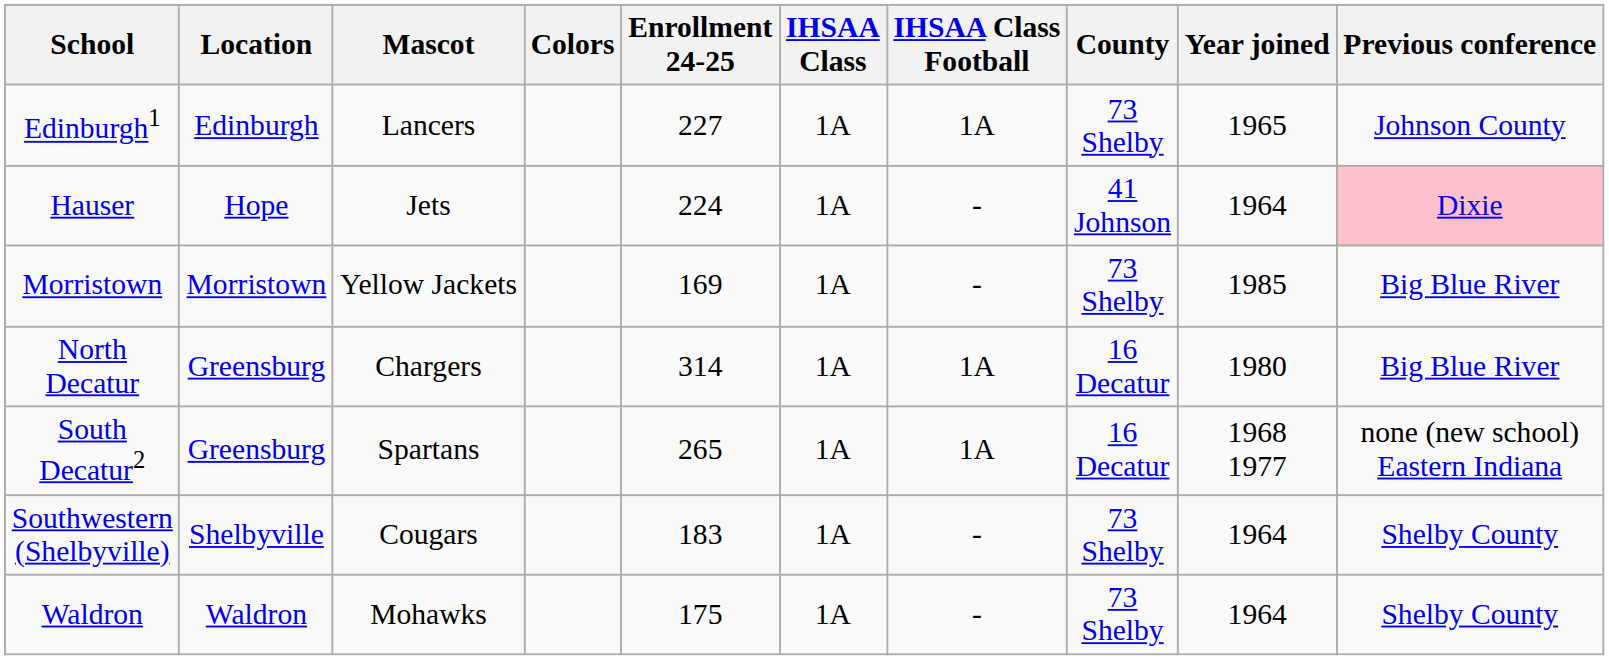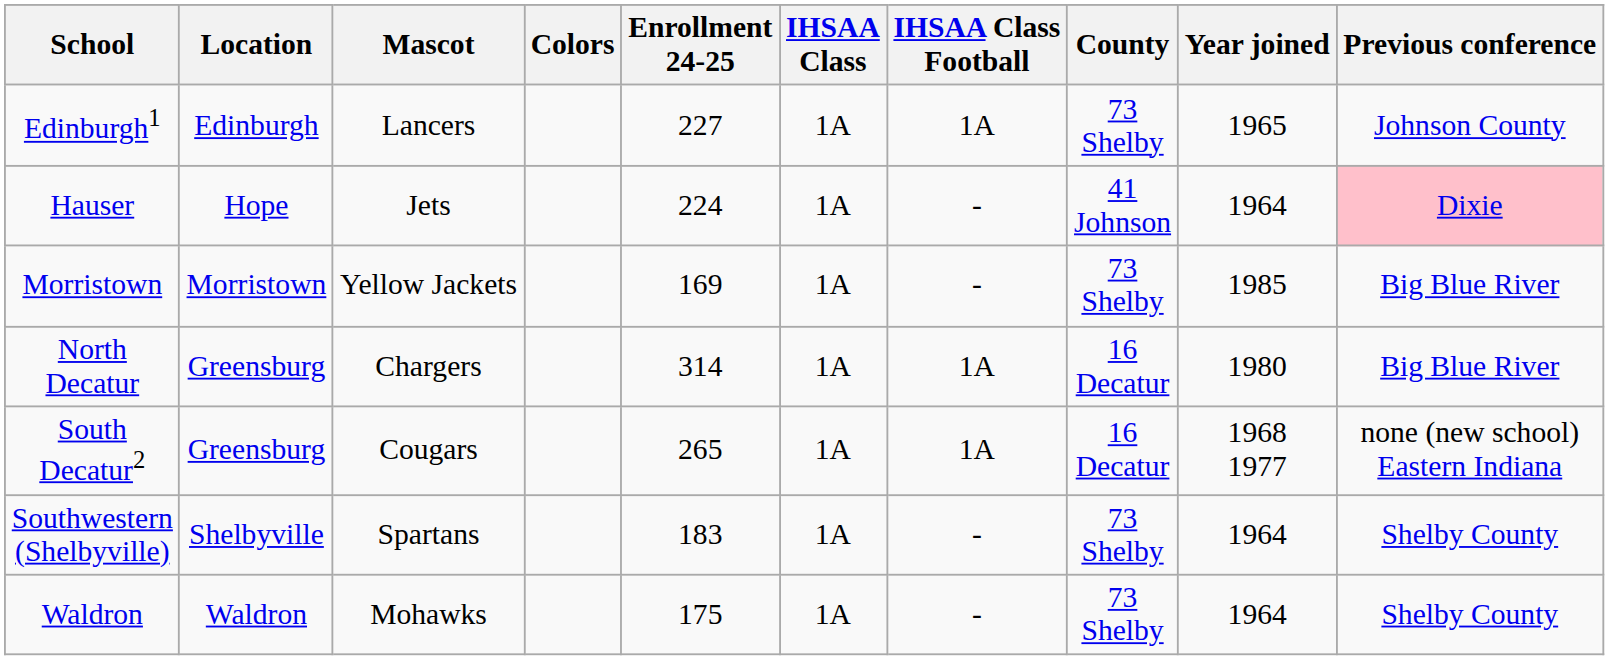(429, 449) Spartans -> (429, 449) Cougars
(429, 534) Cougars -> (429, 534) Spartans
